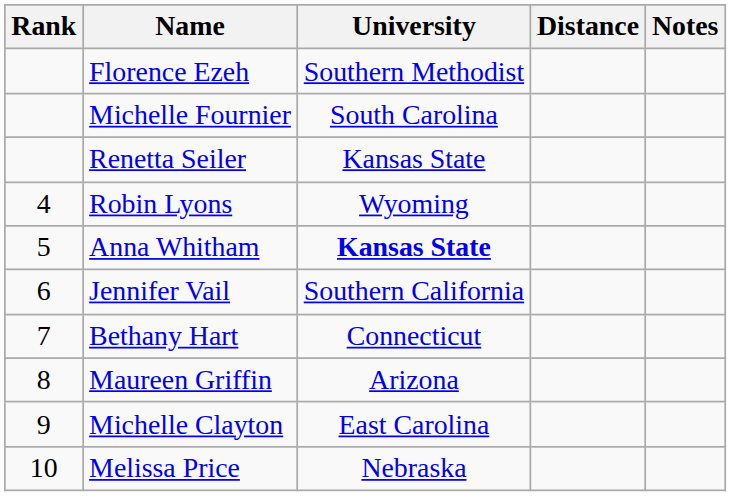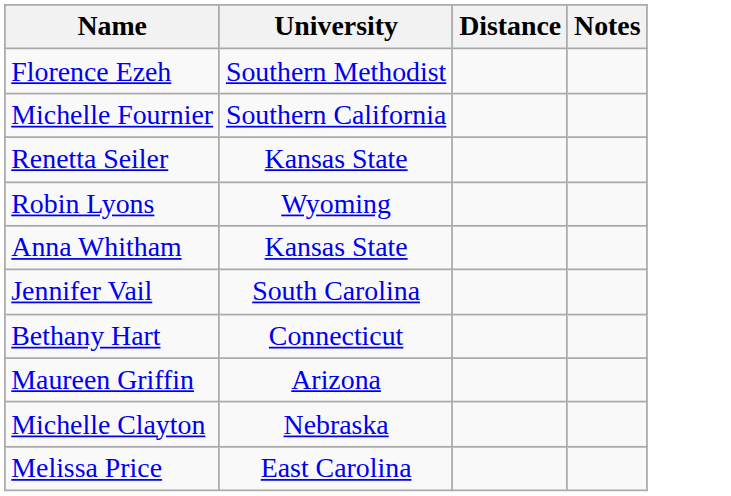- column: (44, 26)
(414, 114) South Carolina -> (336, 114) Southern California
(414, 247) bold -> (336, 247) normal
(414, 291) Southern California -> (336, 291) South Carolina
(414, 423) East Carolina -> (336, 423) Nebraska
(414, 468) Nebraska -> (336, 468) East Carolina
